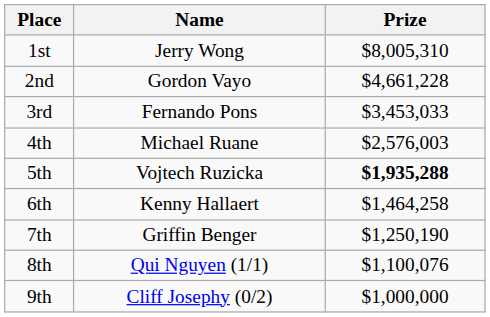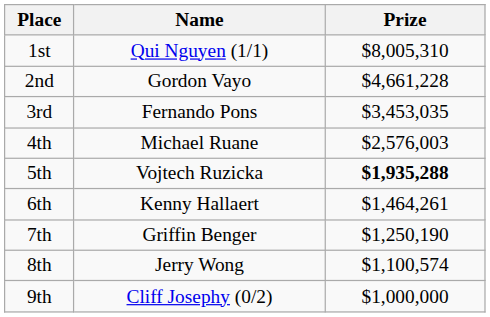(199, 50) Jerry Wong -> (199, 50) Qui Nguyen (1/1)
(405, 111) $3,453,033 -> (405, 111) $3,453,035
(405, 204) $1,464,258 -> (405, 204) $1,464,261
(199, 265) Qui Nguyen (1/1) -> (199, 265) Jerry Wong
(405, 265) $1,100,076 -> (405, 265) $1,100,574
